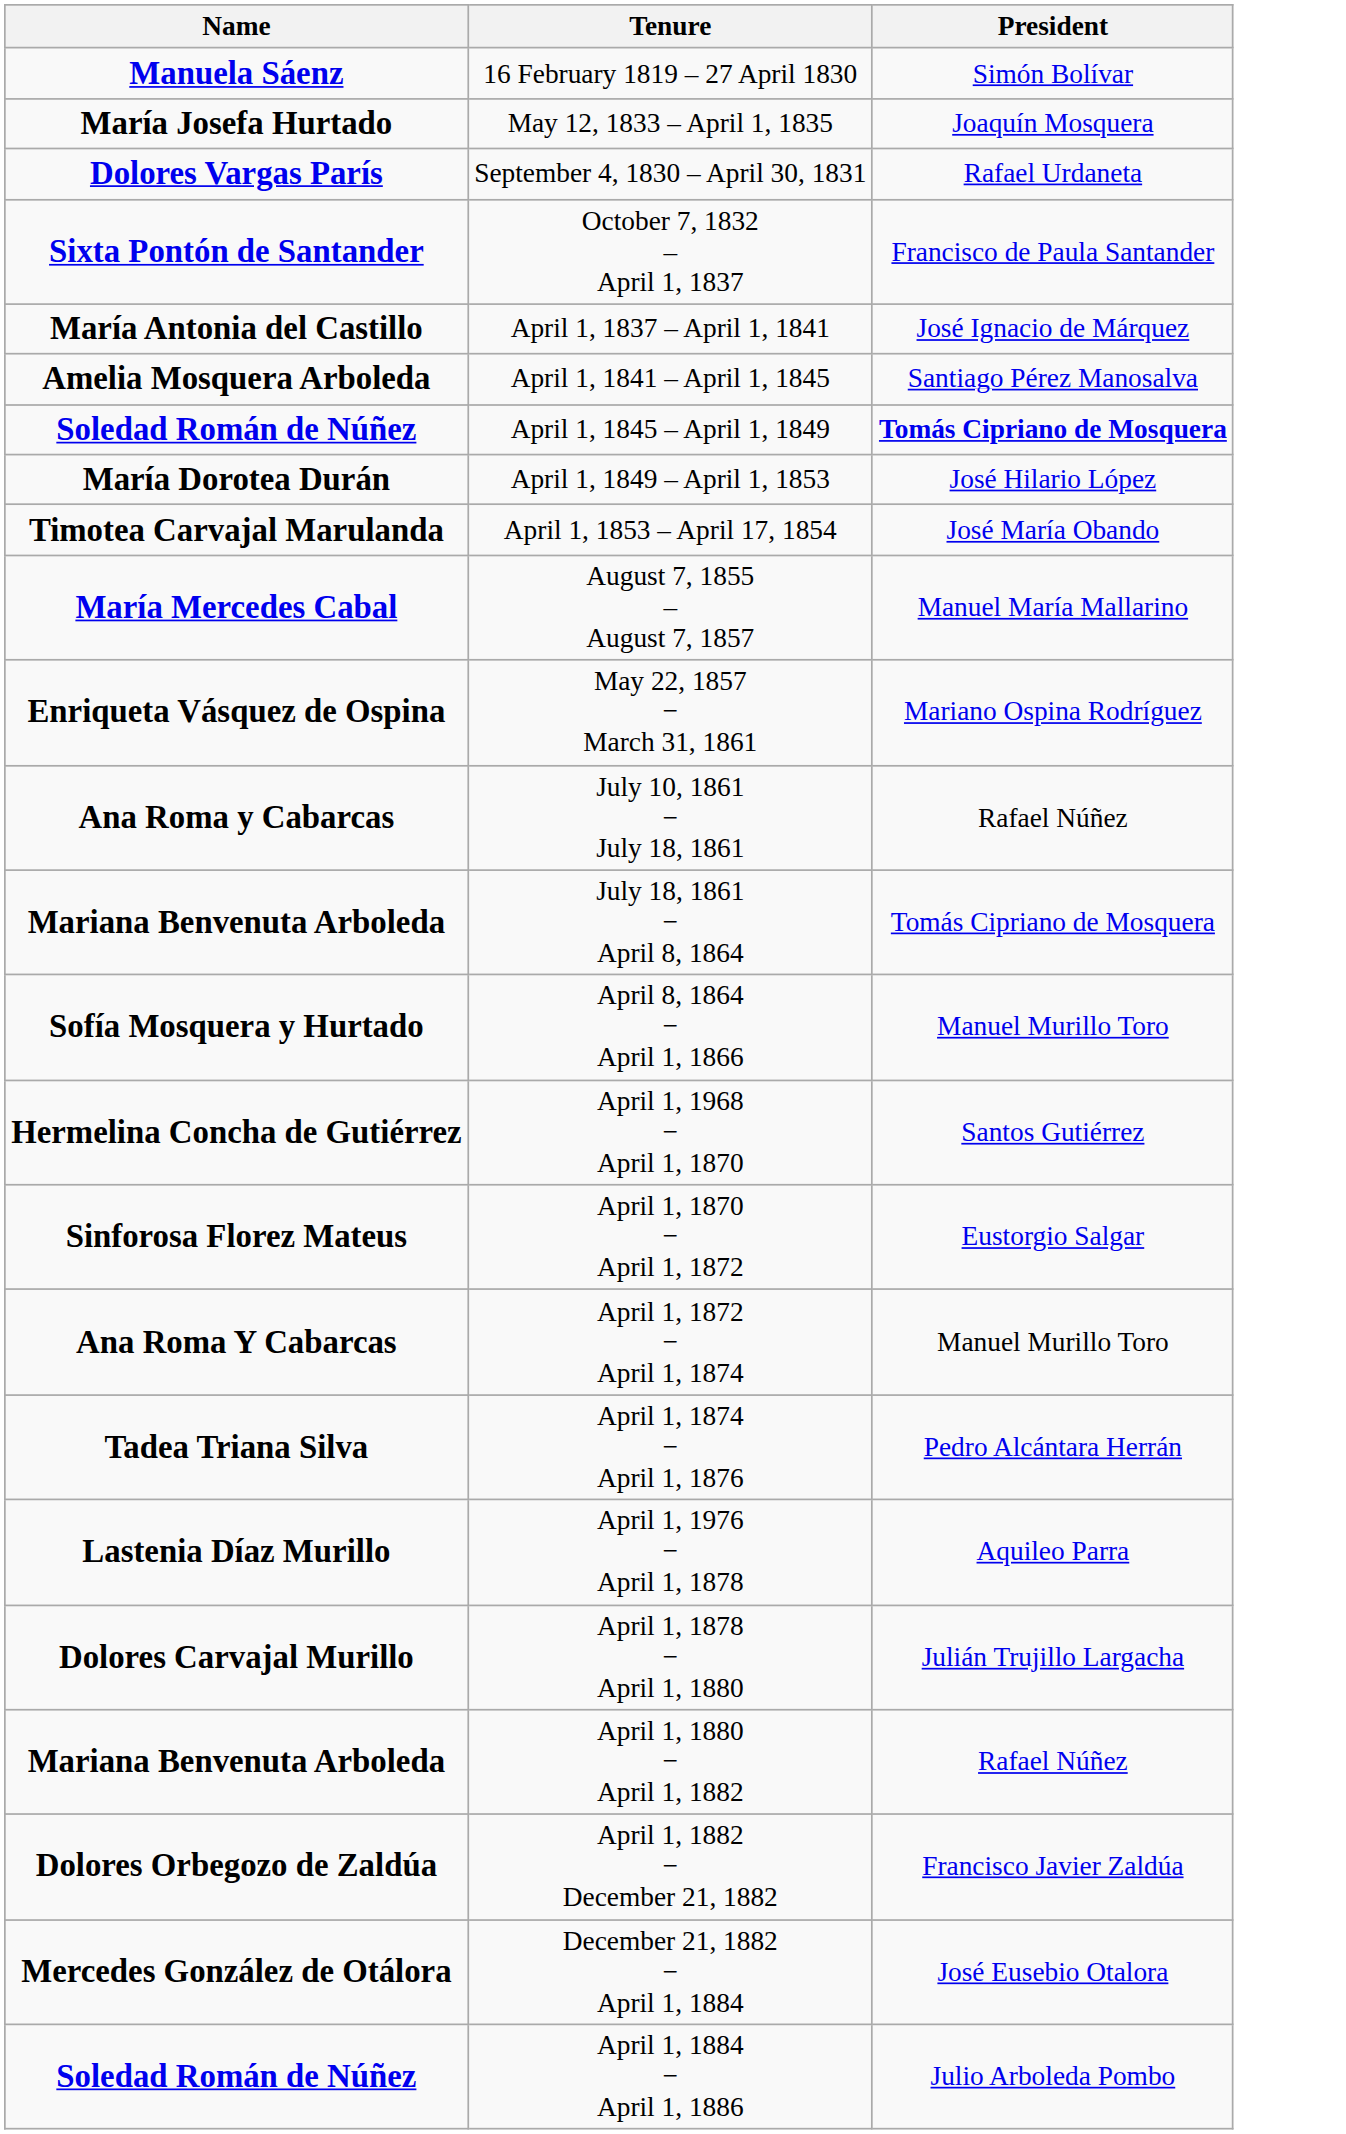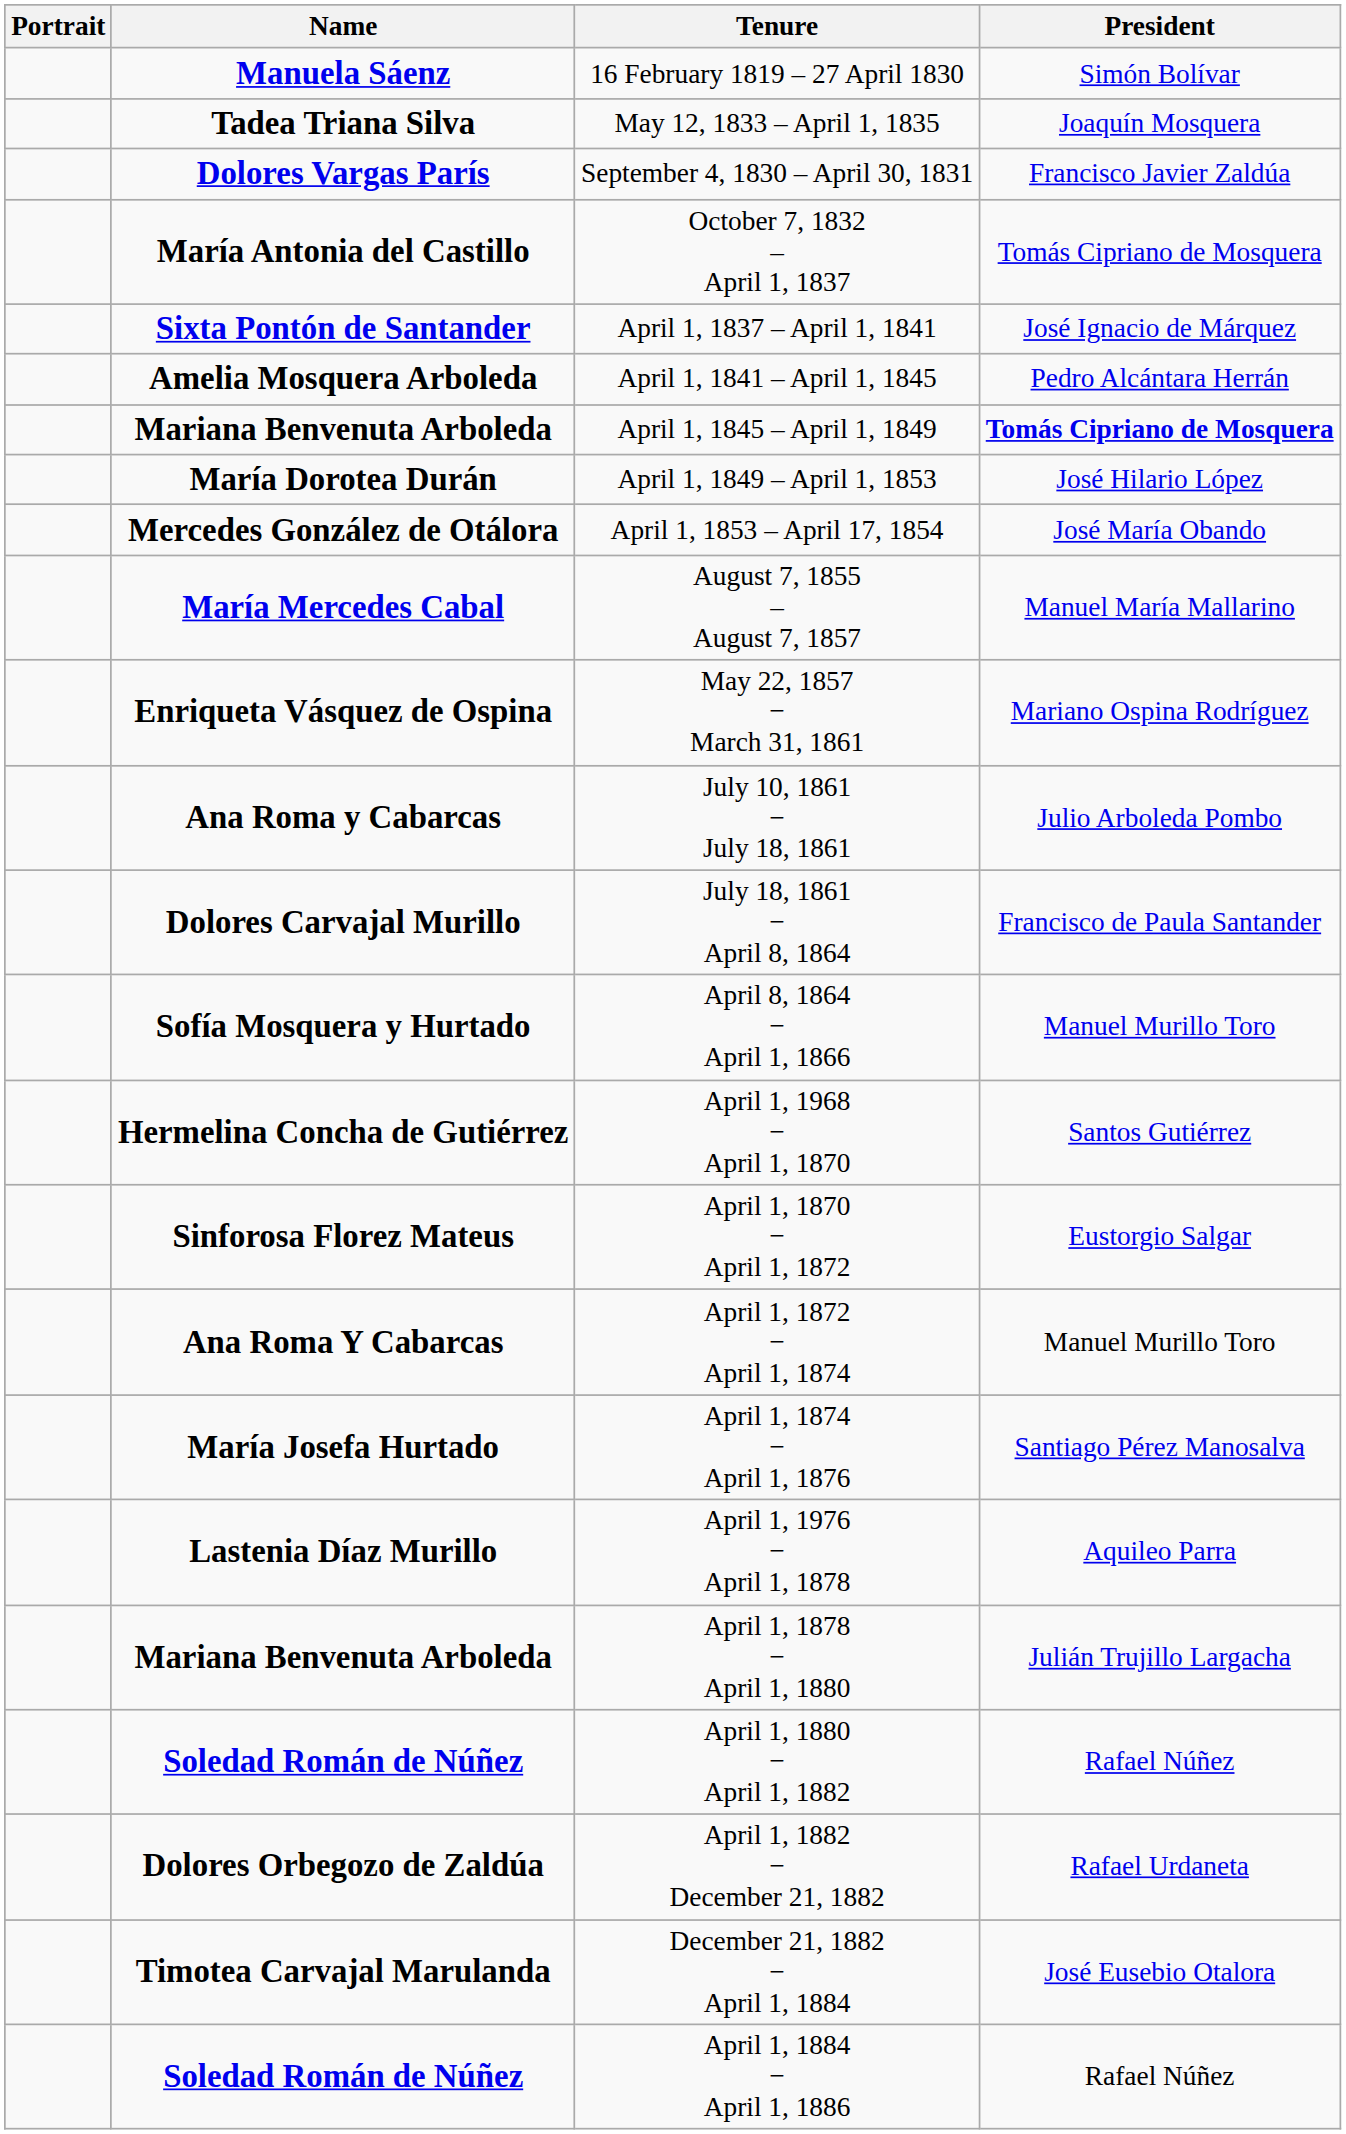+ column: (58, 26)
(236, 123) María Josefa Hurtado -> (343, 123) Tadea Triana Silva
(1053, 173) Rafael Urdaneta -> (1160, 173) Francisco Javier Zaldúa
(236, 251) Sixta Pontón de Santander -> (343, 251) María Antonia del Castillo
(1053, 251) Francisco de Paula Santander -> (1160, 251) Tomás Cipriano de Mosquera
(236, 328) María Antonia del Castillo -> (343, 328) Sixta Pontón de Santander
(1053, 378) Santiago Pérez Manosalva -> (1160, 378) Pedro Alcántara Herrán
(236, 429) Soledad Román de Núñez -> (343, 429) Mariana Benvenuta Arboleda
(236, 529) Timotea Carvajal Marulanda -> (343, 529) Mercedes González de Otálora
(1053, 817) Rafael Núñez -> (1160, 817) Julio Arboleda Pombo
(236, 922) Mariana Benvenuta Arboleda -> (343, 922) Dolores Carvajal Murillo
(1053, 922) Tomás Cipriano de Mosquera -> (1160, 922) Francisco de Paula Santander
(236, 1446) Tadea Triana Silva -> (343, 1446) María Josefa Hurtado
(1053, 1446) Pedro Alcántara Herrán -> (1160, 1446) Santiago Pérez Manosalva
(236, 1656) Dolores Carvajal Murillo -> (343, 1656) Mariana Benvenuta Arboleda
(236, 1761) Mariana Benvenuta Arboleda -> (343, 1761) Soledad Román de Núñez
(1053, 1866) Francisco Javier Zaldúa -> (1160, 1866) Rafael Urdaneta
(236, 1971) Mercedes González de Otálora -> (343, 1971) Timotea Carvajal Marulanda
(1053, 2076) Julio Arboleda Pombo -> (1160, 2076) Rafael Núñez
